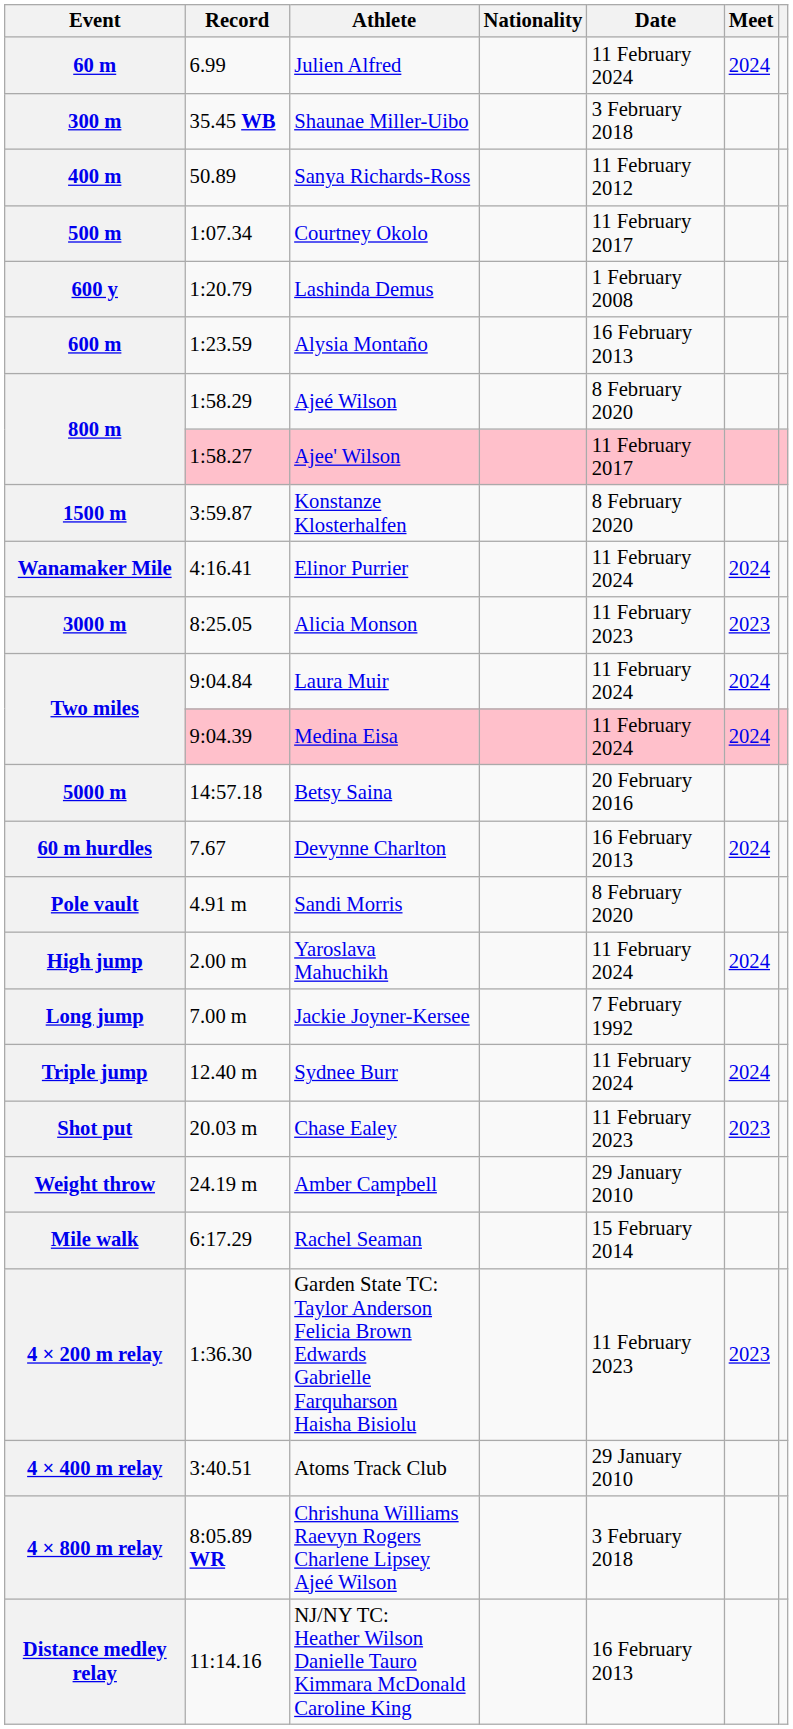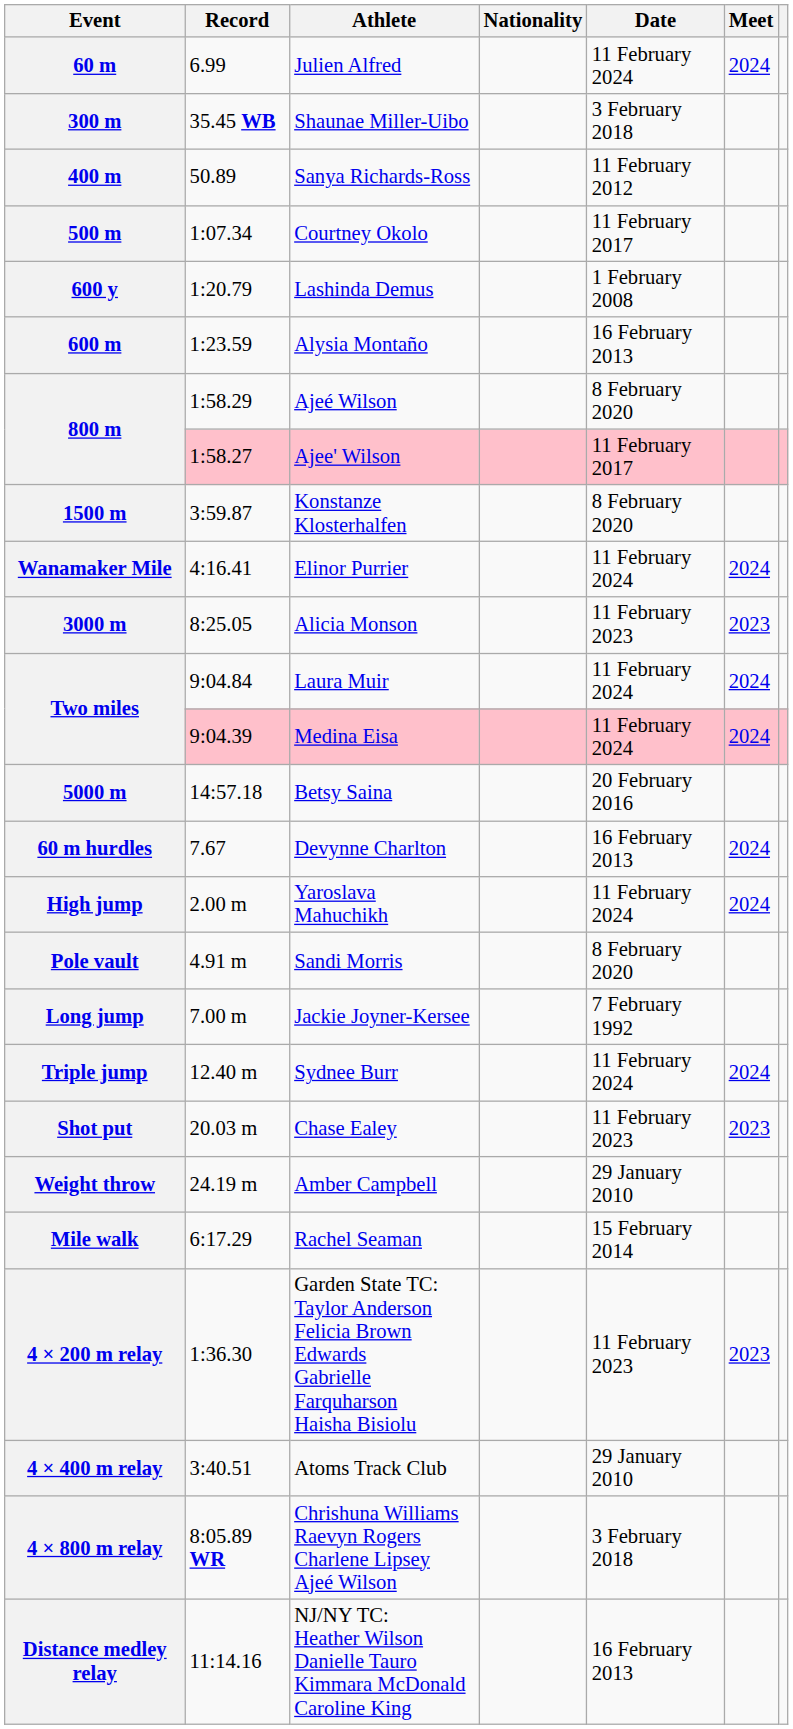rows swapped: (95, 960) <-> (95, 904)
